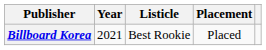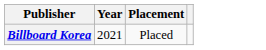- column: (159, 14)
